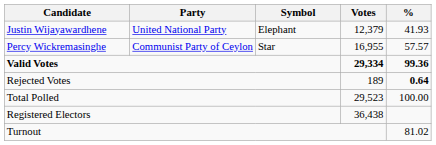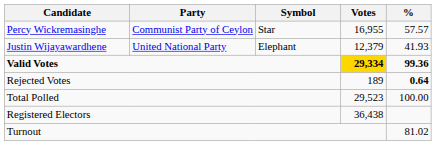rows swapped: (56, 47) <-> (57, 30)
(369, 64) no background -> (369, 64) gold background
